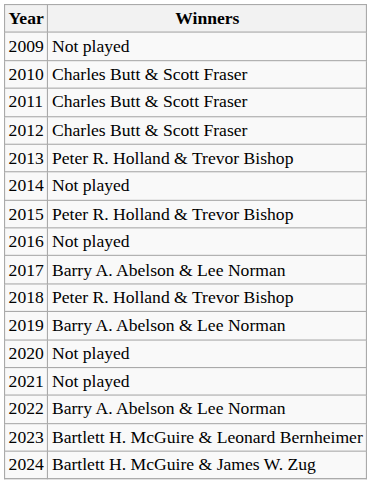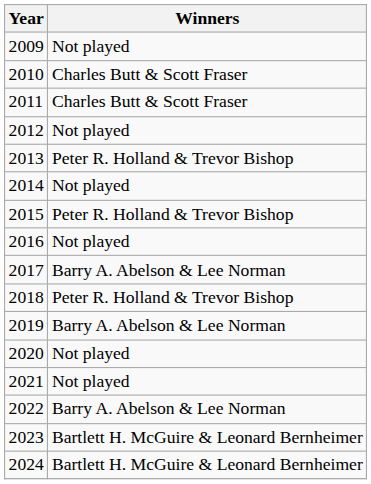(150, 130) Charles Butt & Scott Fraser -> (91, 130) Not played
(184, 465) Bartlett H. McGuire & James W. Zug -> (207, 465) Bartlett H. McGuire & Leonard Bernheimer
